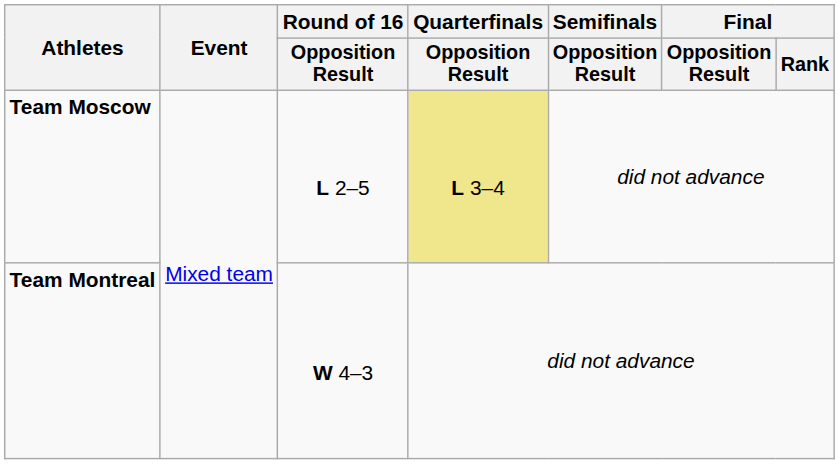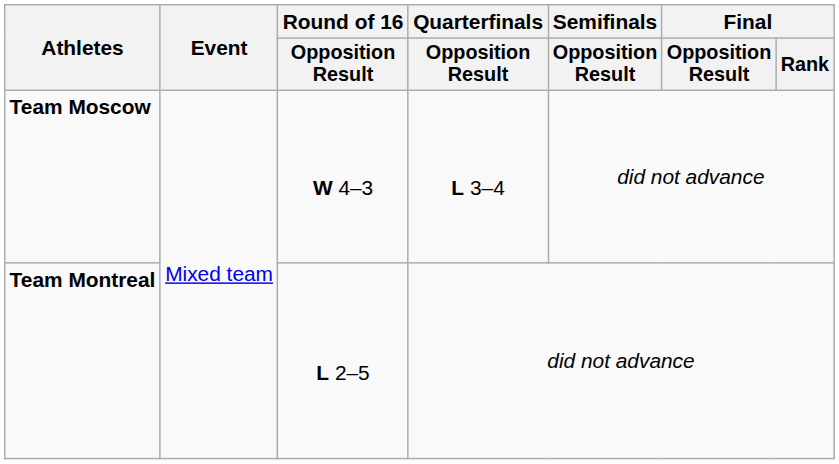(343, 189) L 2–5 -> (343, 189) W 4–3
(478, 189) khaki background -> (478, 189) no background
(343, 372) W 4–3 -> (343, 372) L 2–5
